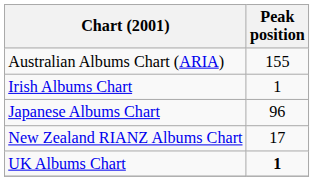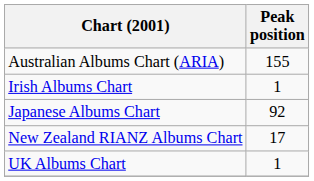(277, 112) 96 -> (277, 112) 92
(277, 163) bold -> (277, 163) normal
